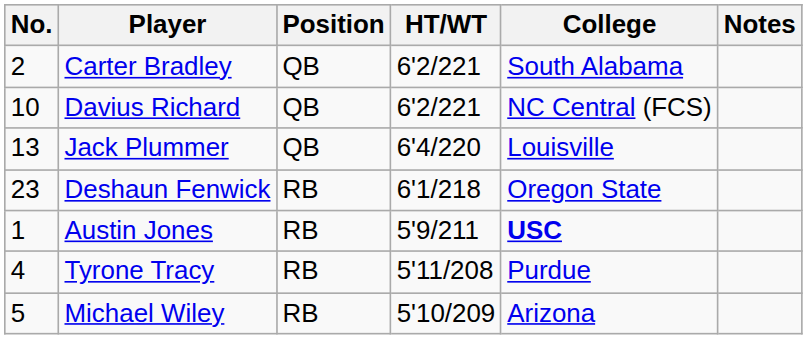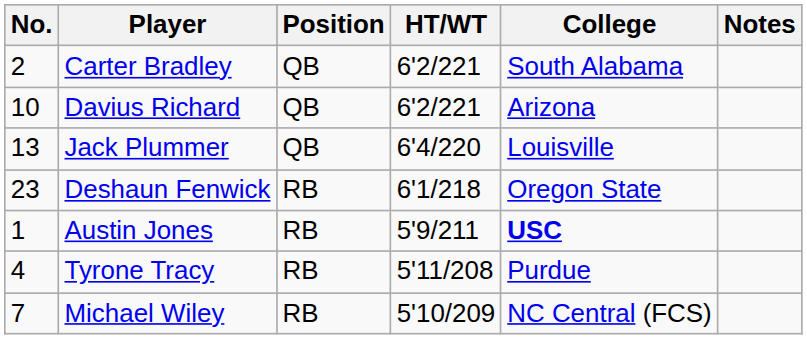(610, 107) NC Central (FCS) -> (551, 107) Arizona
(18, 312) 5 -> (18, 312) 7
(551, 312) Arizona -> (610, 312) NC Central (FCS)
